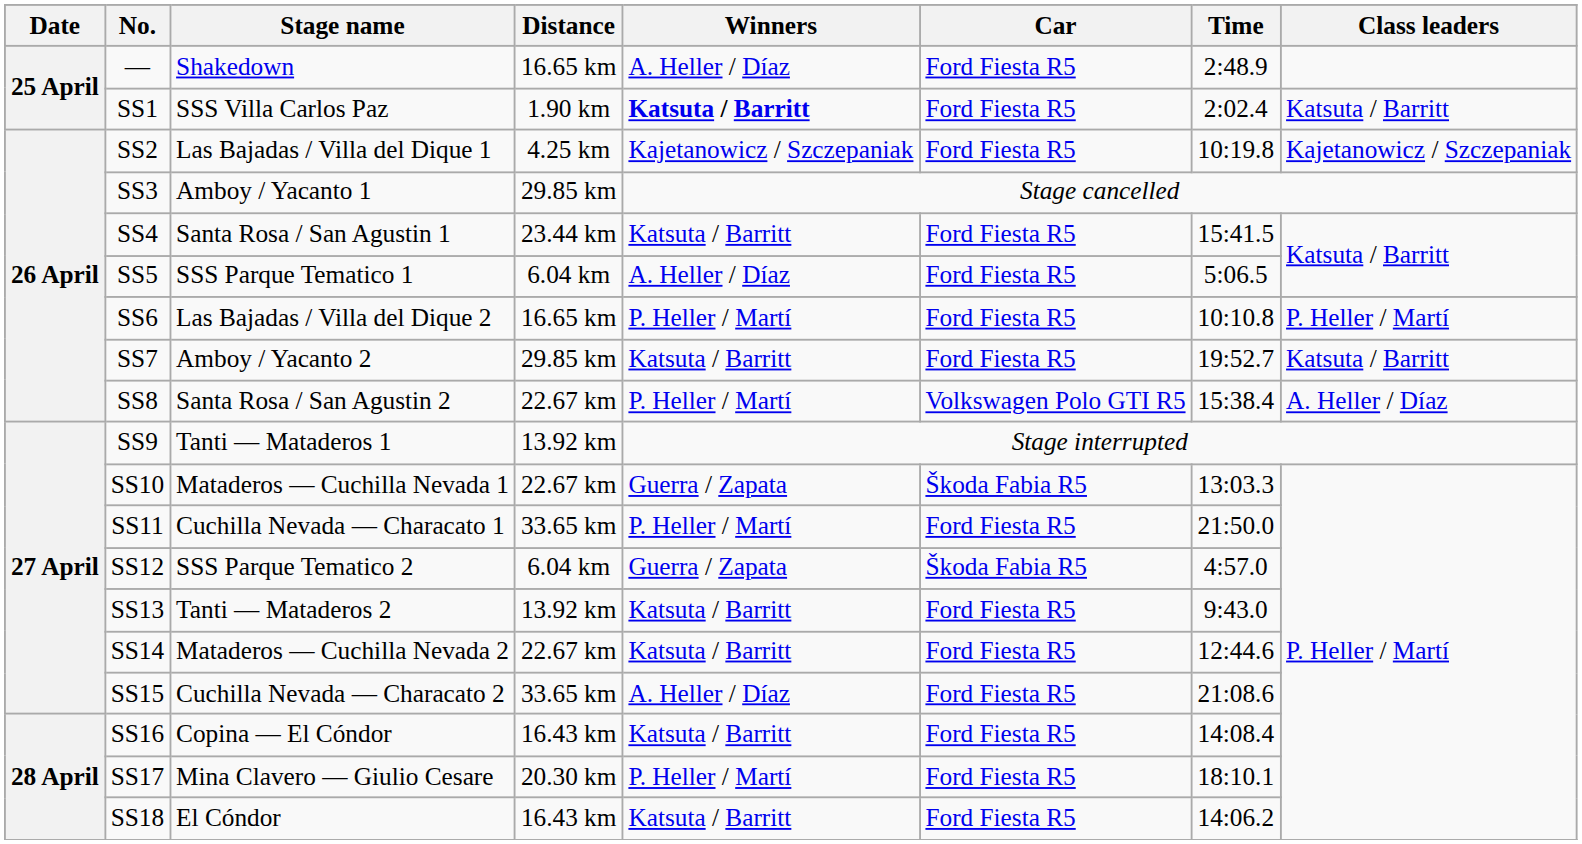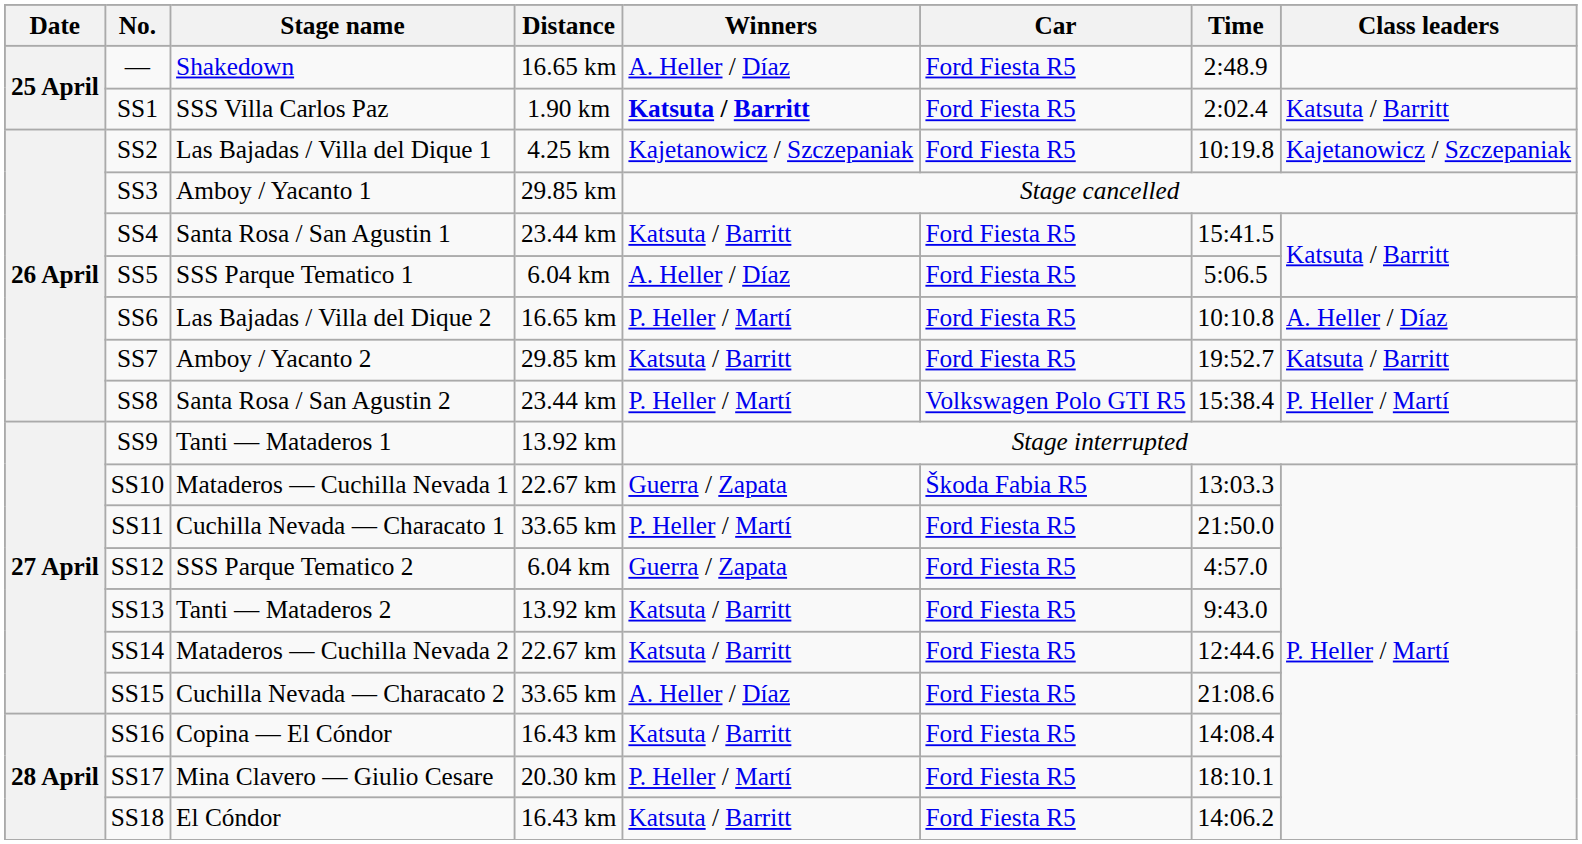(1368, 317) P. Heller / Martí -> (1367, 317) A. Heller / Díaz
(569, 400) 22.67 km -> (569, 400) 23.44 km
(1367, 400) A. Heller / Díaz -> (1368, 400) P. Heller / Martí
(1006, 567) Škoda Fabia R5 -> (1001, 567) Ford Fiesta R5
